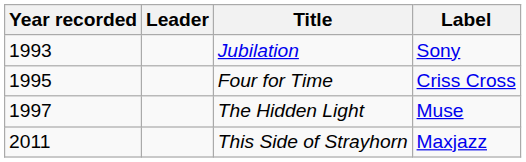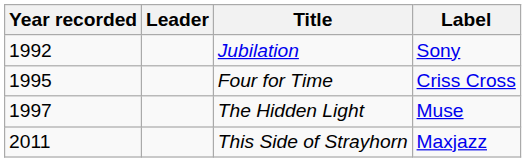(30, 50) 1993 -> (30, 50) 1992
